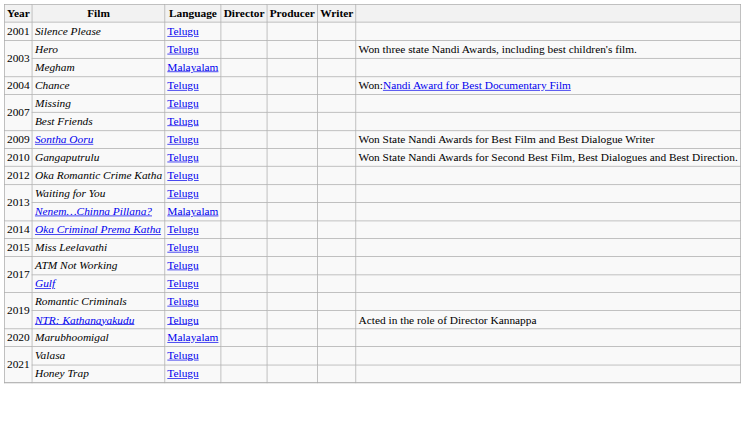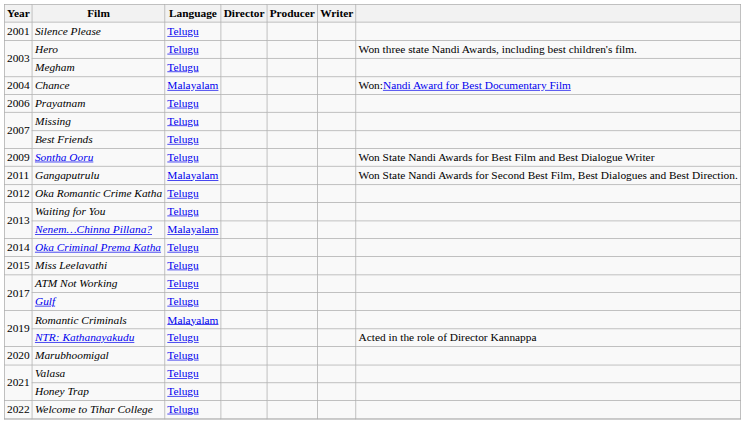(193, 67) Malayalam -> (183, 67) Telugu
(183, 85) Telugu -> (193, 85) Malayalam
+ row: (60, 103)
(18, 157) 2010 -> (18, 175) 2011
(183, 157) Telugu -> (193, 175) Malayalam
(183, 301) Telugu -> (193, 319) Malayalam
(193, 337) Malayalam -> (183, 355) Telugu
+ row: (94, 409)
